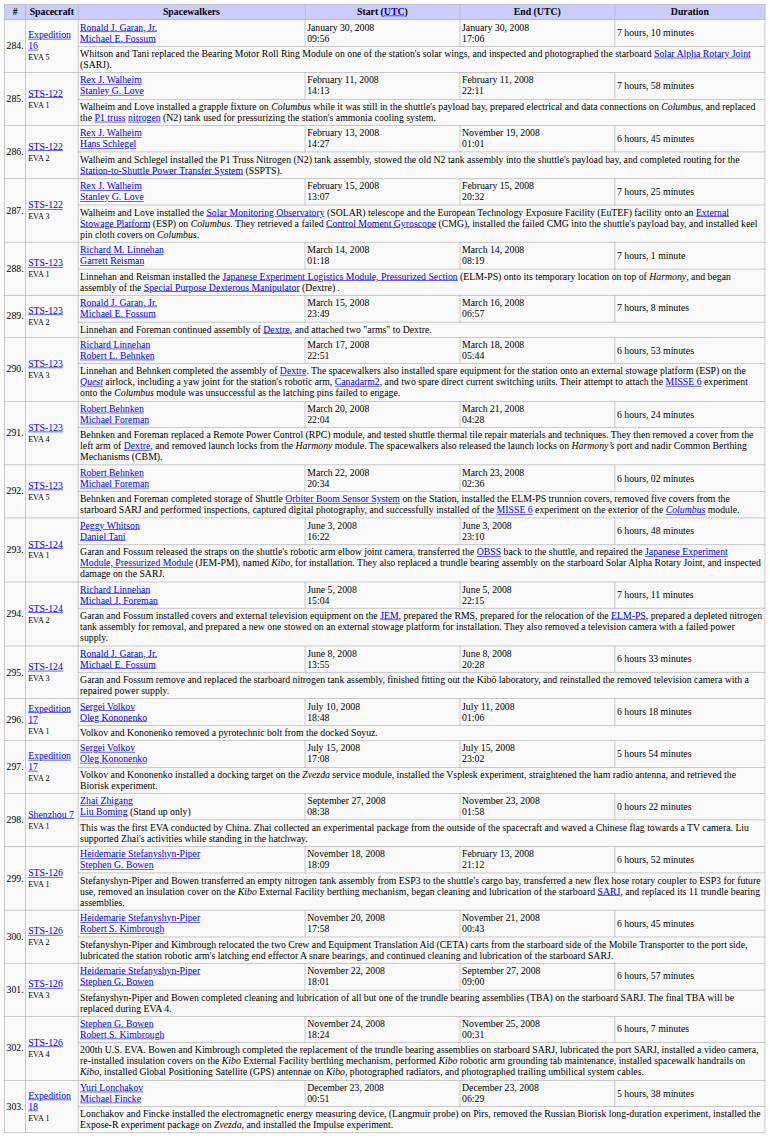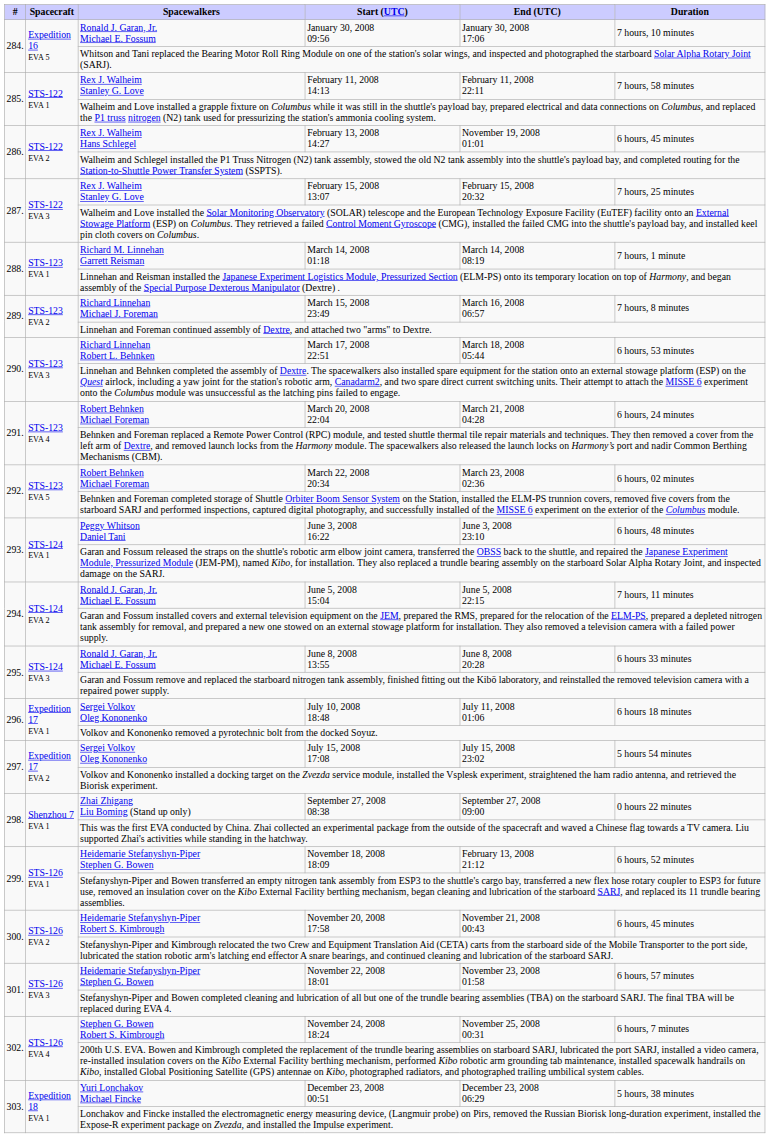(119, 308) Ronald J. Garan, Jr. Michael E. Fossum -> (119, 308) Richard Linnehan Michael J. Foreman
(119, 595) Richard Linnehan Michael J. Foreman -> (119, 595) Ronald J. Garan, Jr. Michael E. Fossum
(501, 806) November 23, 2008 01:58 -> (501, 806) September 27, 2008 09:00
(501, 976) September 27, 2008 09:00 -> (501, 976) November 23, 2008 01:58
